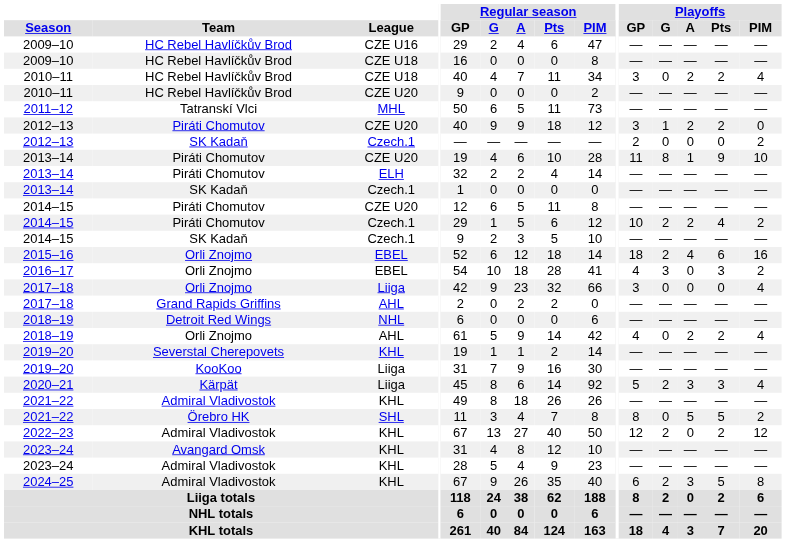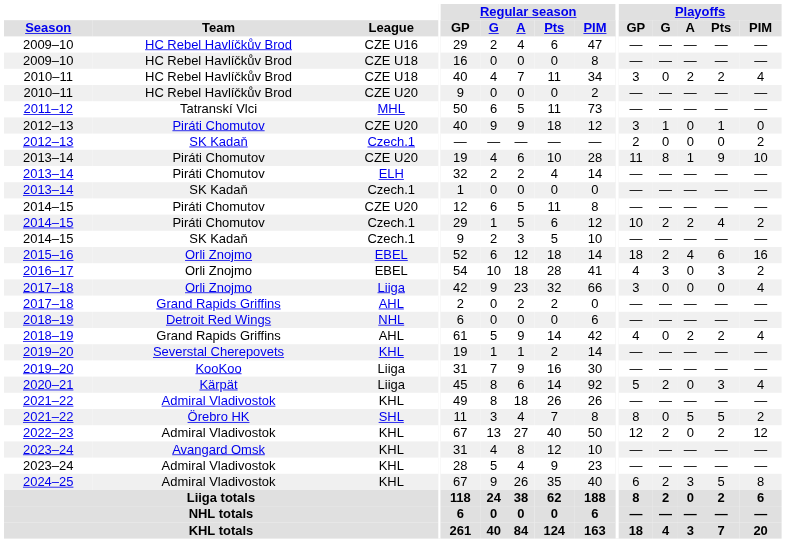(690, 125) 2 -> (690, 125) 0
(721, 125) 2 -> (721, 125) 1
(219, 336) Orli Znojmo -> (219, 336) Grand Rapids Griffins
(690, 384) 3 -> (690, 384) 0
